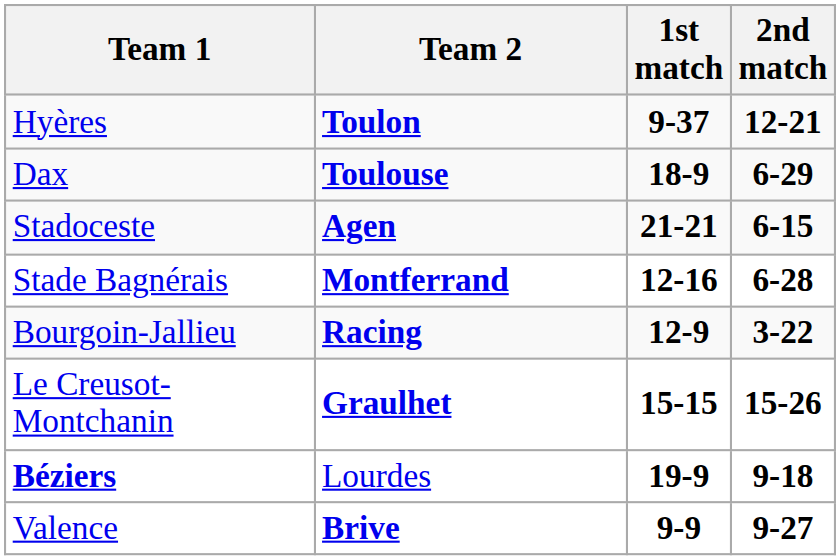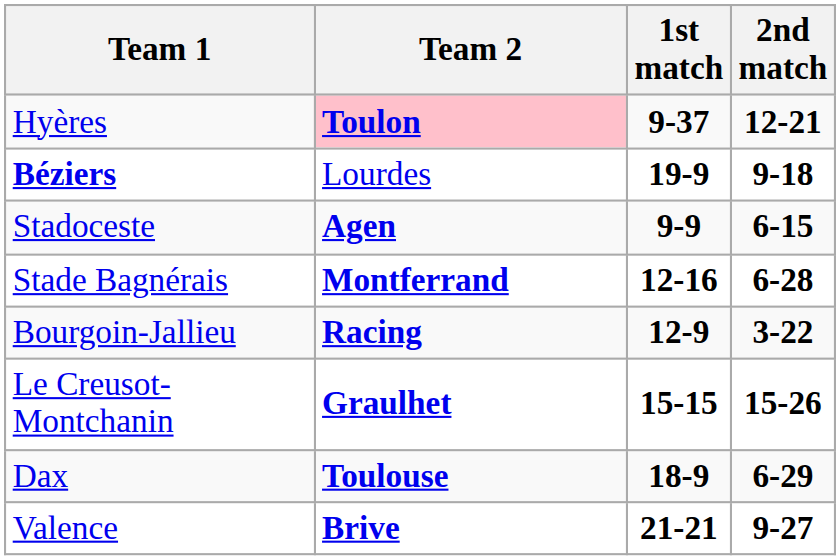(371, 121) no background -> (371, 121) pink background
rows swapped: (64, 475) <-> (40, 173)
(679, 226) 21-21 -> (679, 226) 9-9
(679, 528) 9-9 -> (679, 528) 21-21
